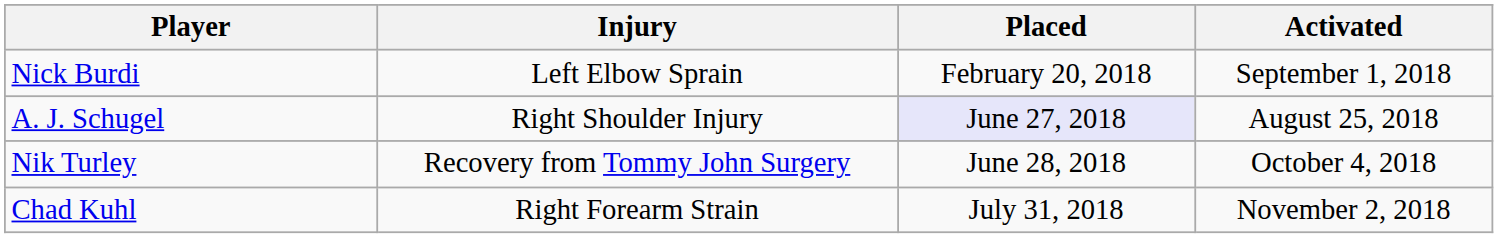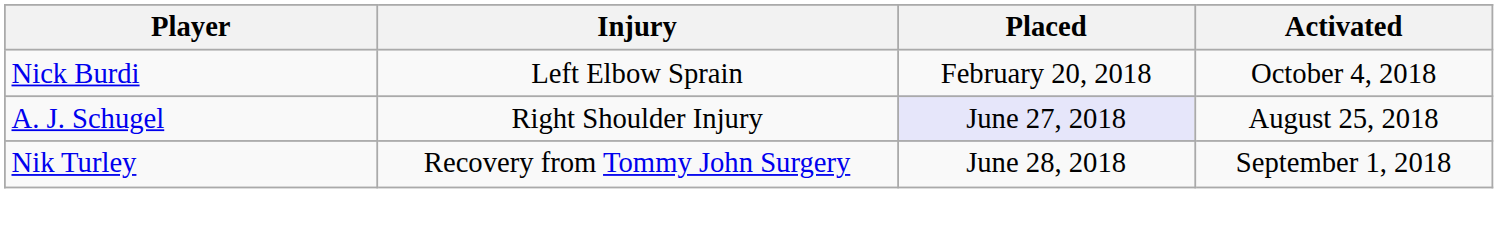(1344, 72) September 1, 2018 -> (1344, 72) October 4, 2018
(1344, 163) October 4, 2018 -> (1344, 163) September 1, 2018
- row: (74, 208)
